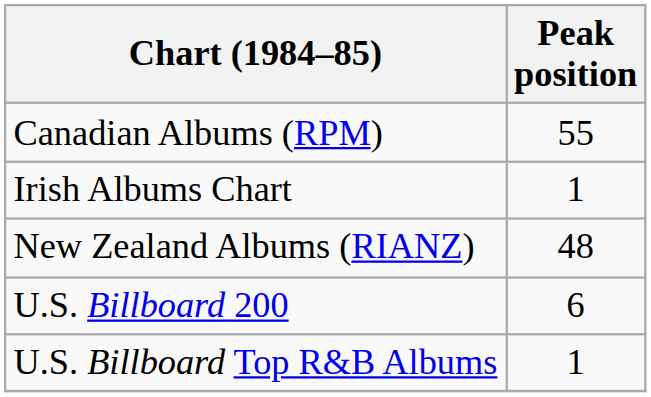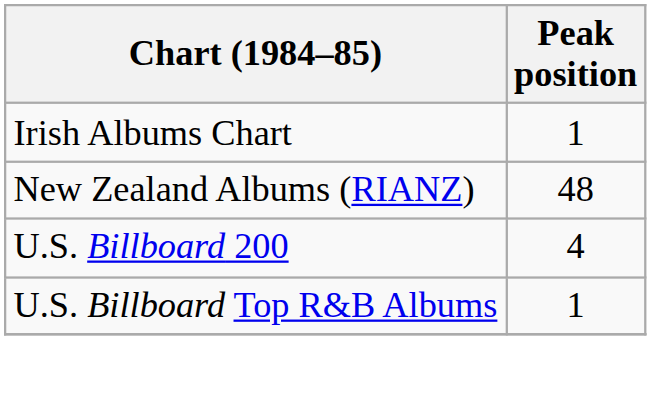- row: (198, 131)
(576, 304) 6 -> (576, 246) 4
